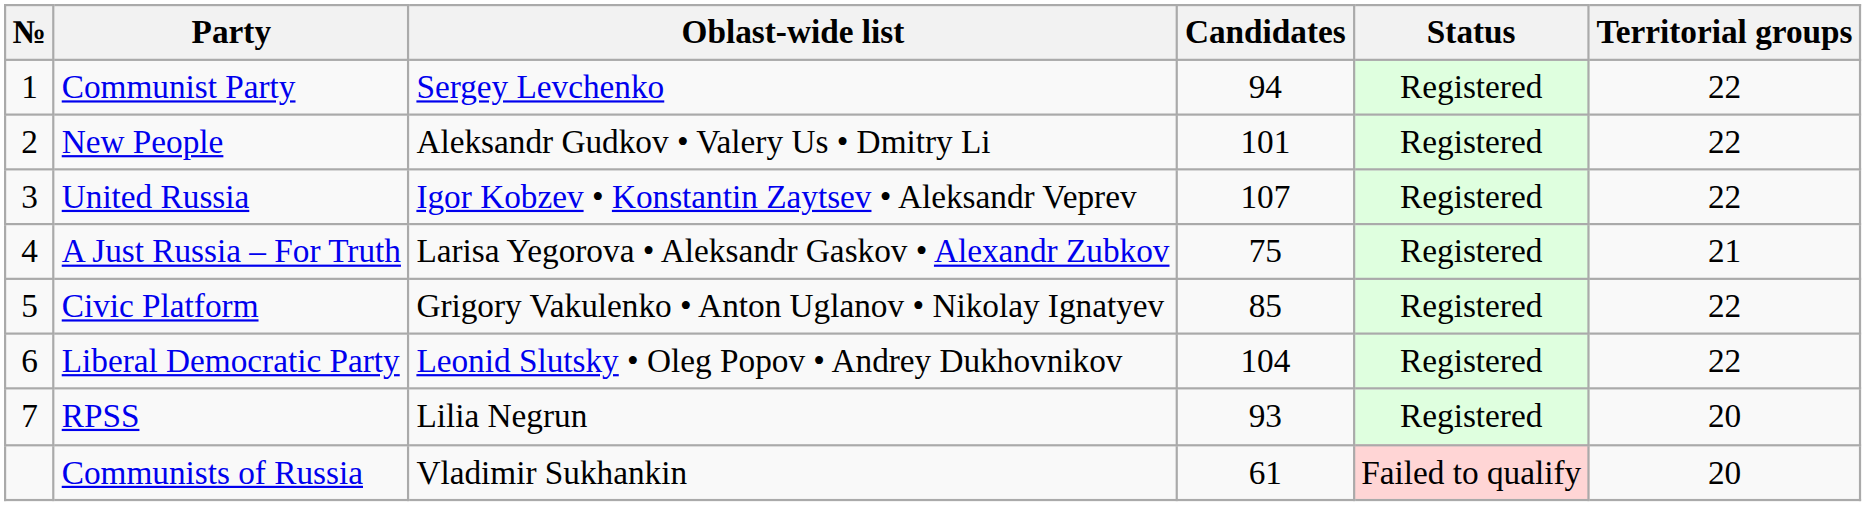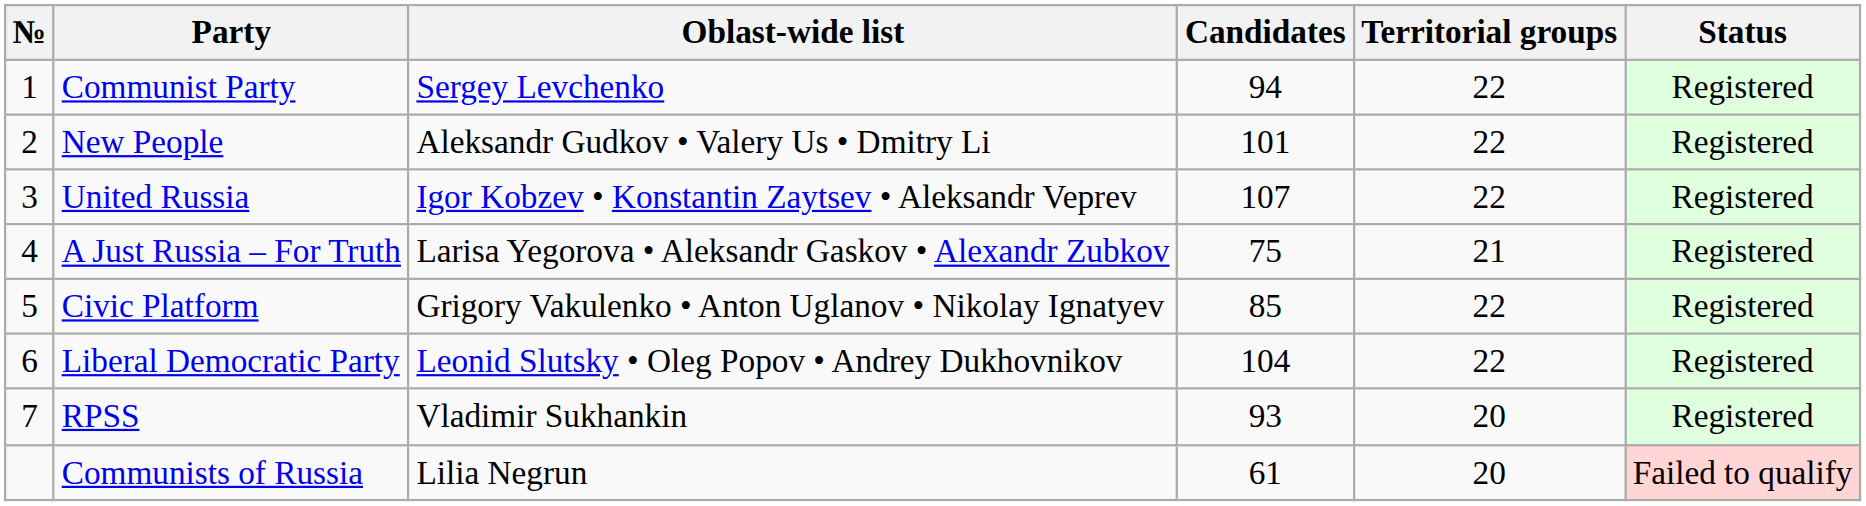columns swapped: (1725, 32) <-> (1471, 32)
(502, 416) Lilia Negrun -> (552, 416) Vladimir Sukhankin
(552, 471) Vladimir Sukhankin -> (502, 471) Lilia Negrun
